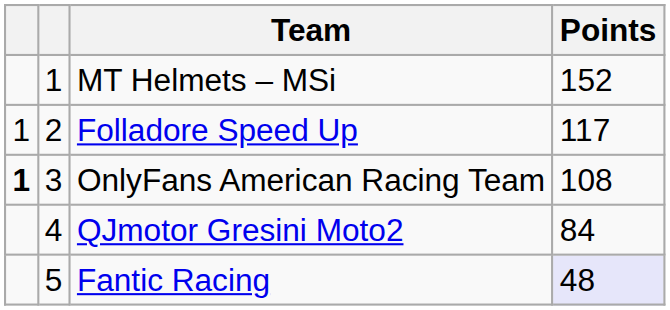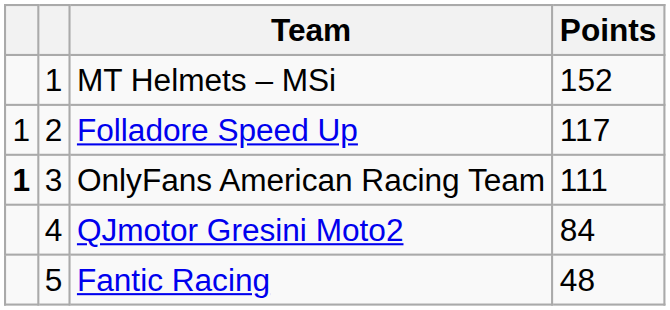(586, 180) 108 -> (584, 180) 111
(577, 281) lavender background -> (577, 281) no background
